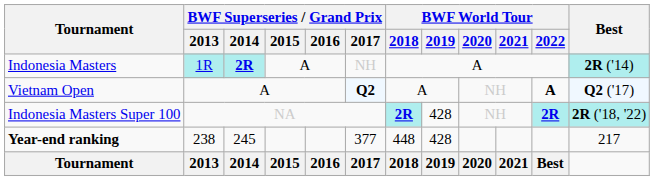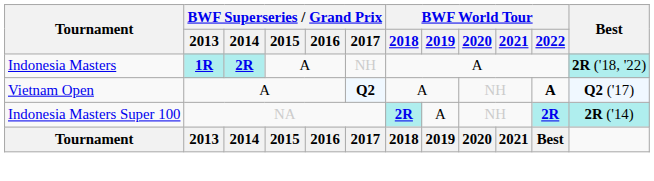(204, 66) normal -> (204, 66) bold
(609, 66) 2R ('14) -> (609, 66) 2R ('18, '22)
(440, 114) 428 -> (440, 114) A
(609, 114) 2R ('18, '22) -> (609, 114) 2R ('14)
- row: (64, 139)
